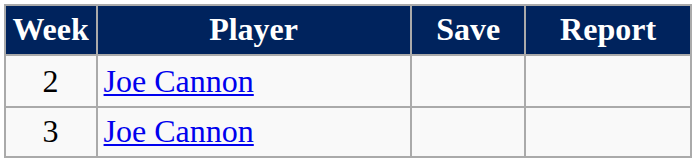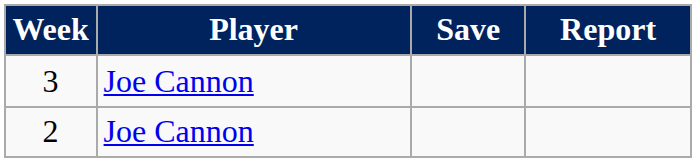rows swapped: (51, 80) <-> (51, 131)
